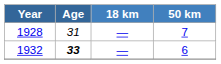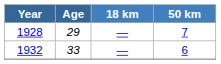(73, 32) 31 -> (73, 32) 29
(73, 50) bold -> (73, 50) normal
